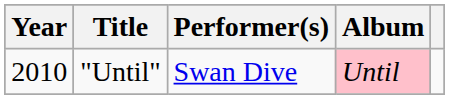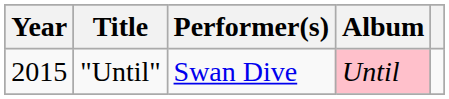(39, 71) 2010 -> (39, 71) 2015
